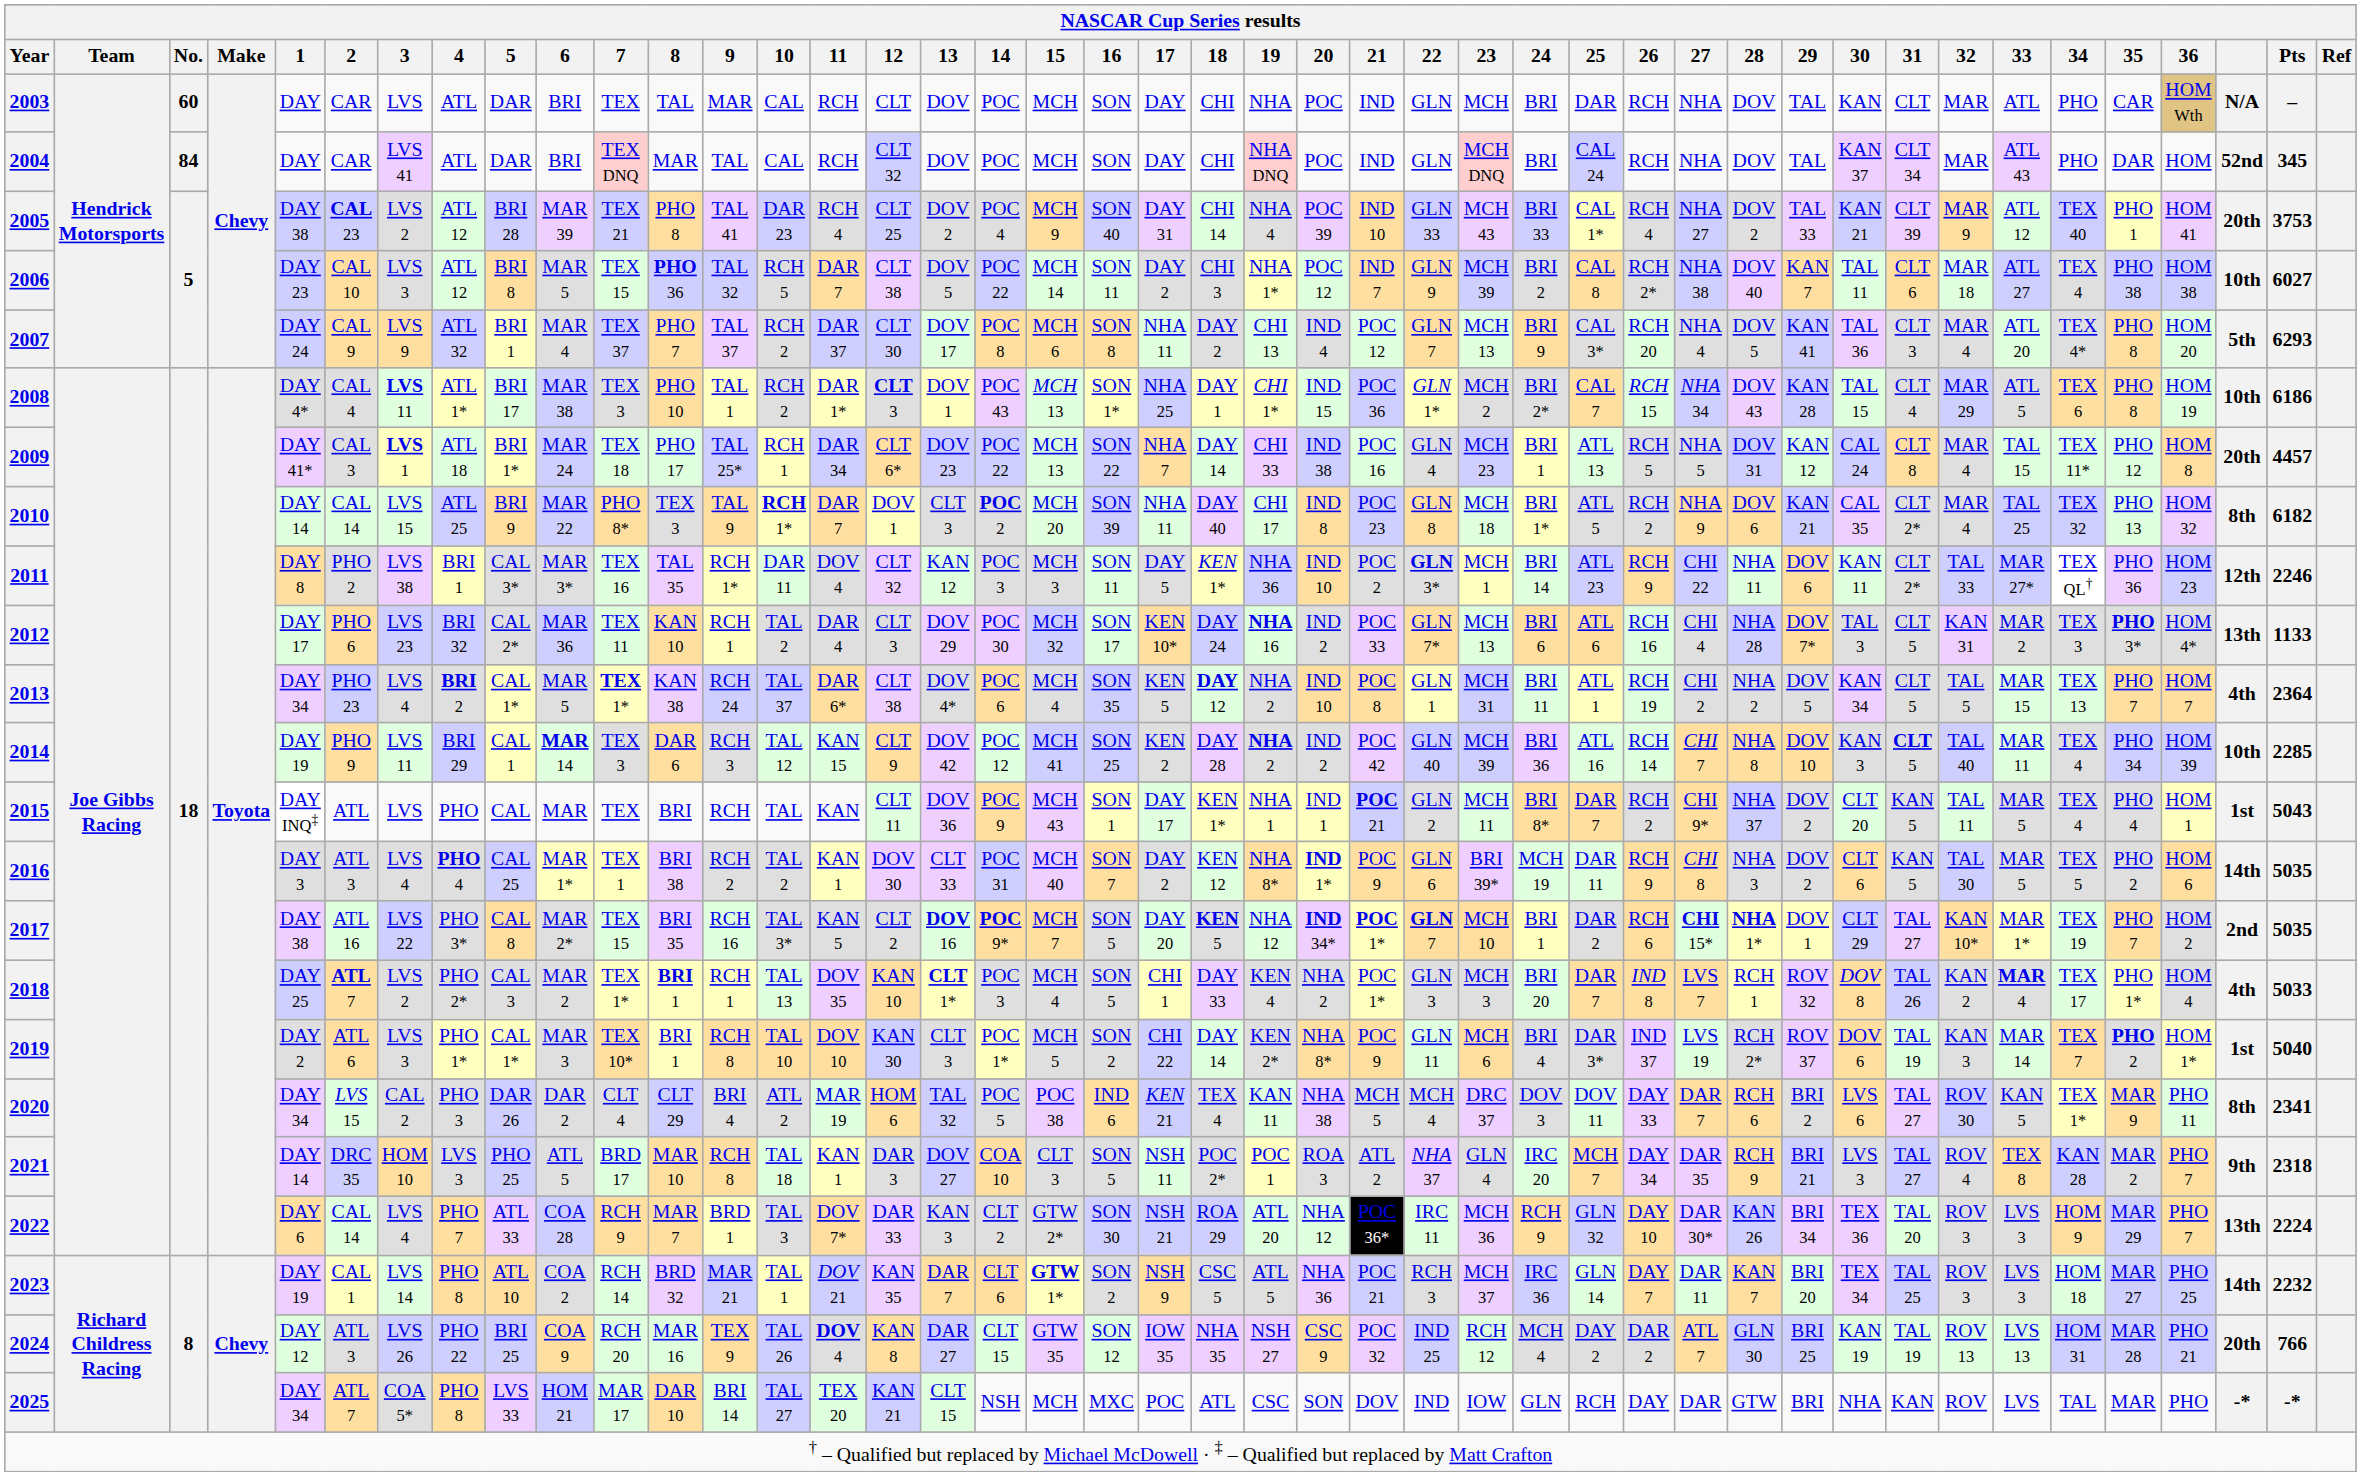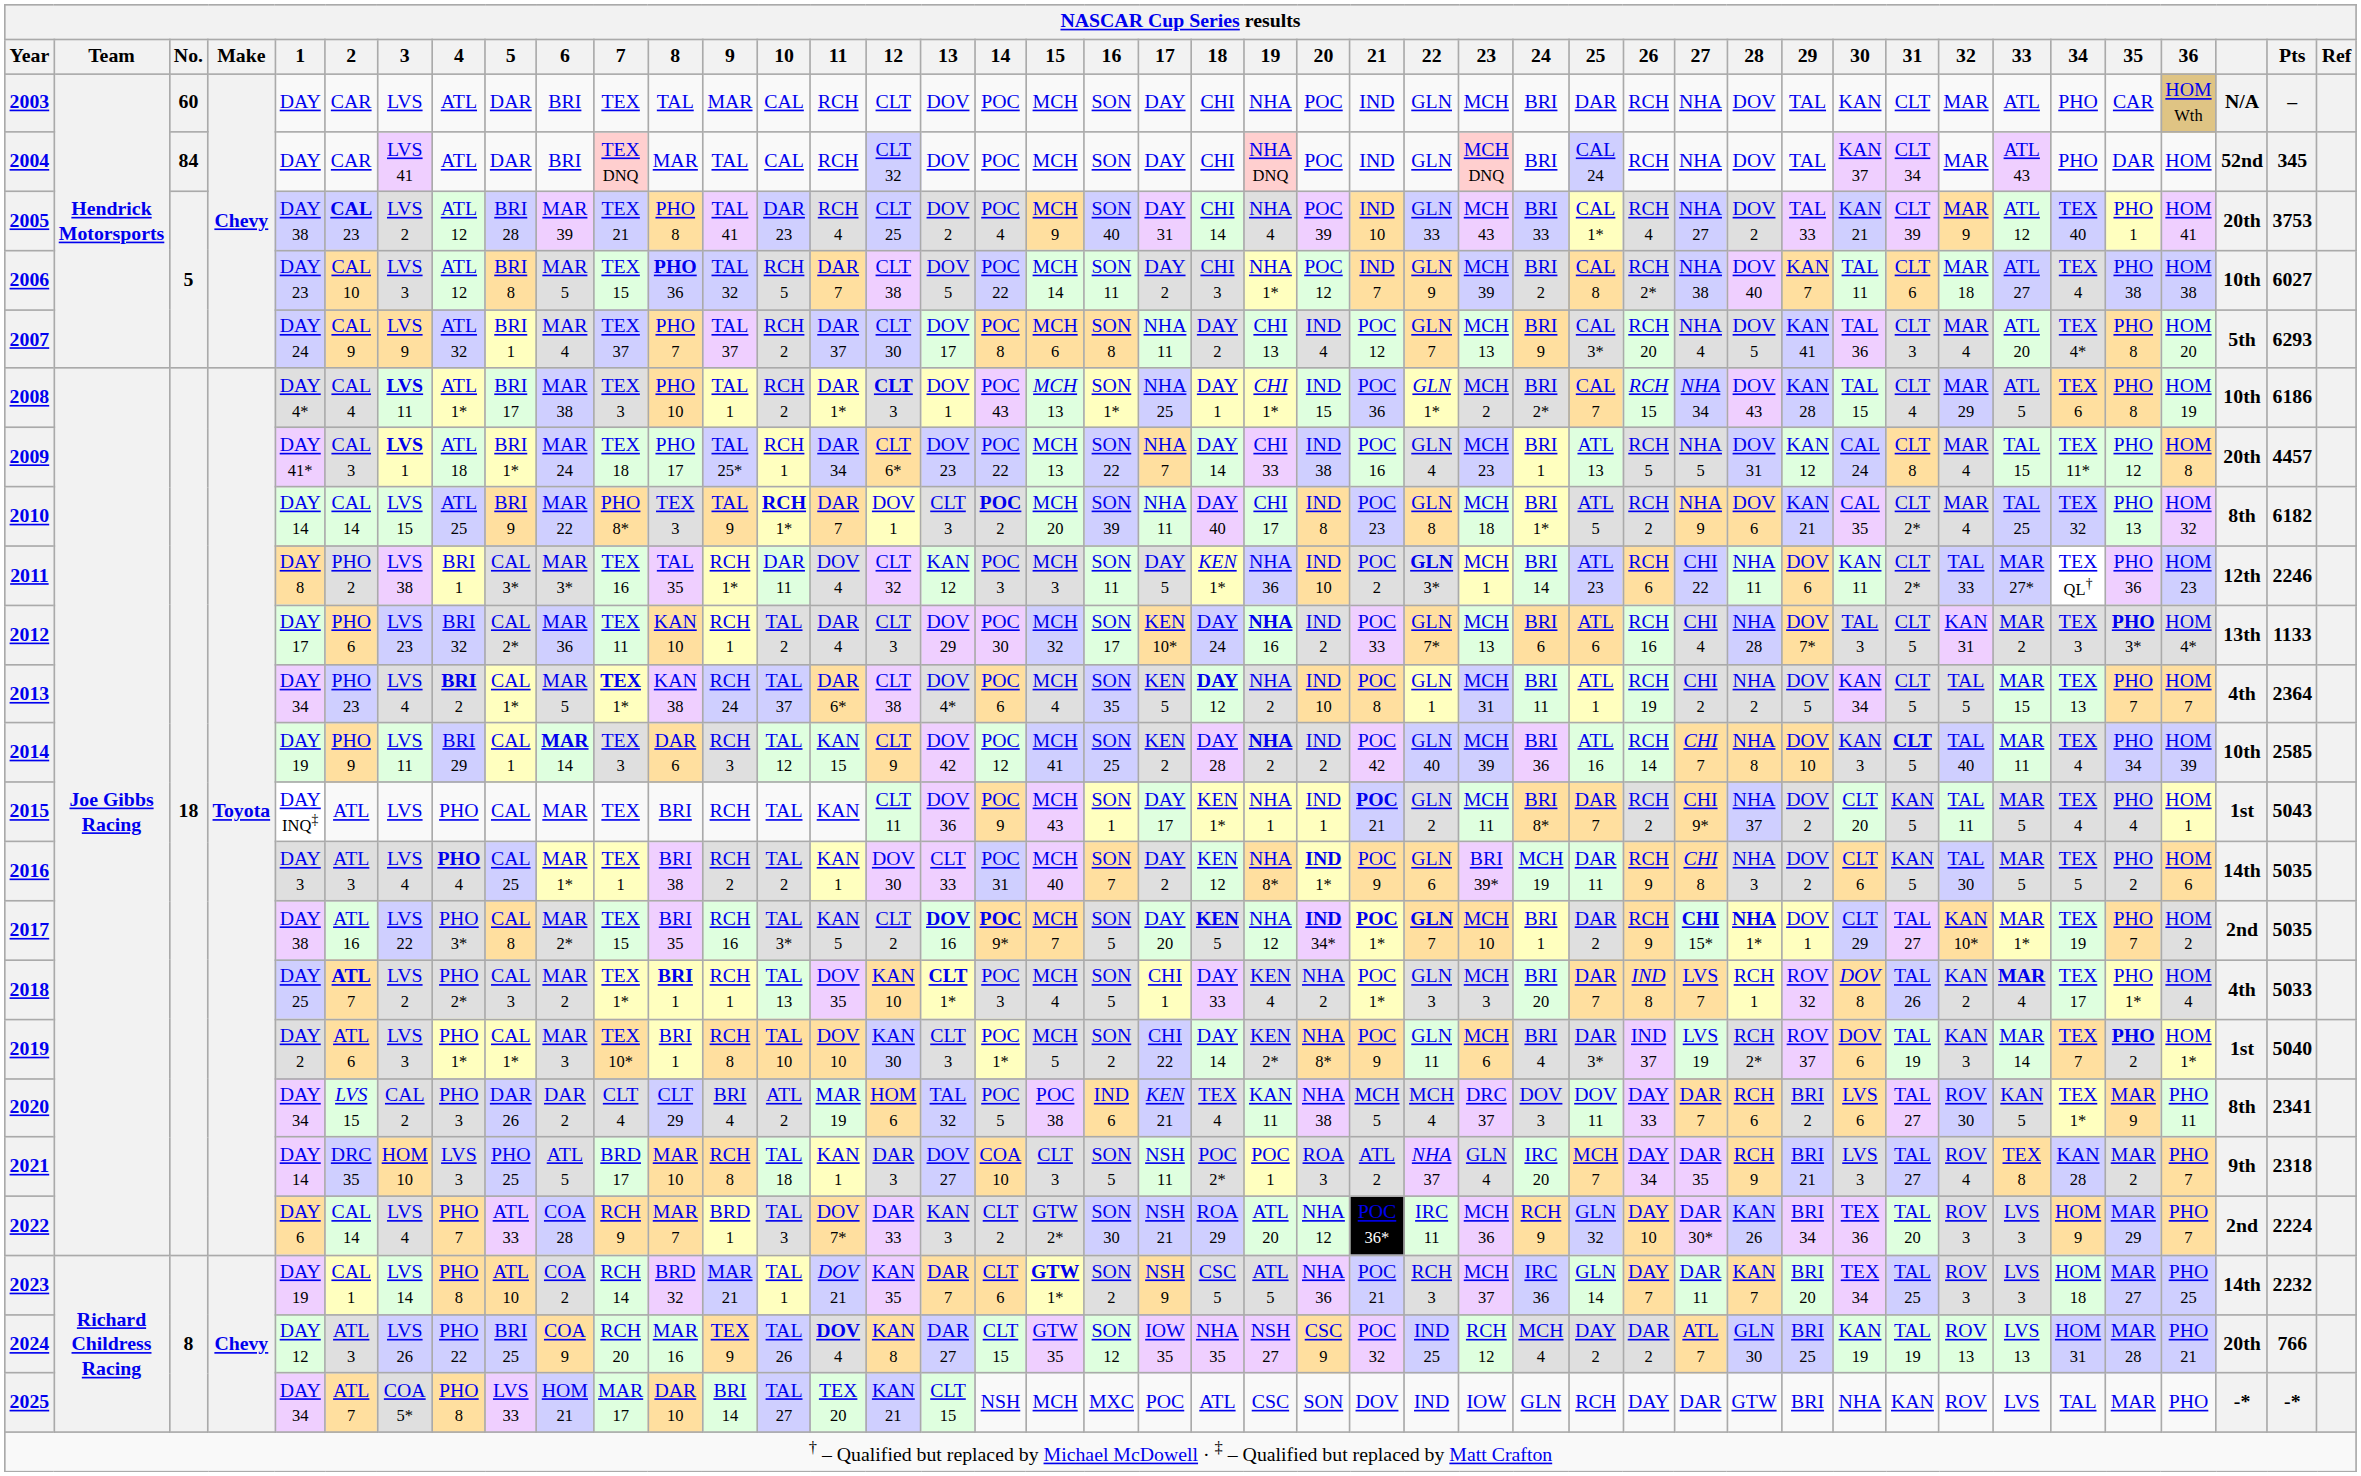(1649, 574) RCH 9 -> (1649, 574) RCH 6
(2292, 752) 2285 -> (2292, 752) 2585
(1649, 929) RCH 6 -> (1649, 929) RCH 9
(2242, 1225) 13th -> (2242, 1225) 2nd
